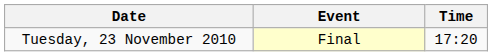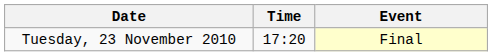columns swapped: (456, 16) <-> (339, 16)
